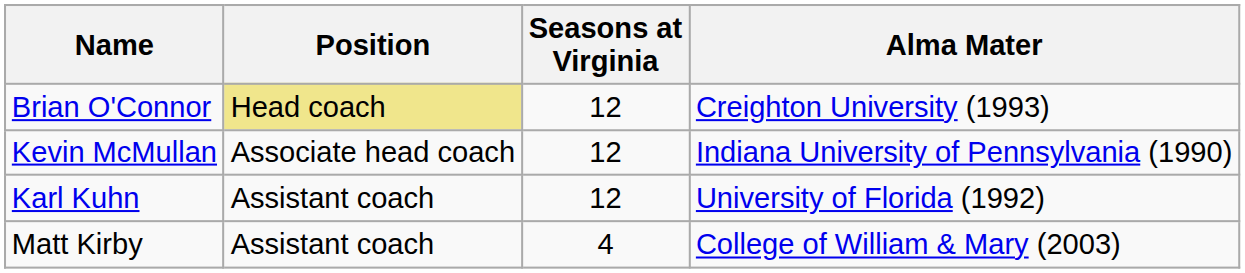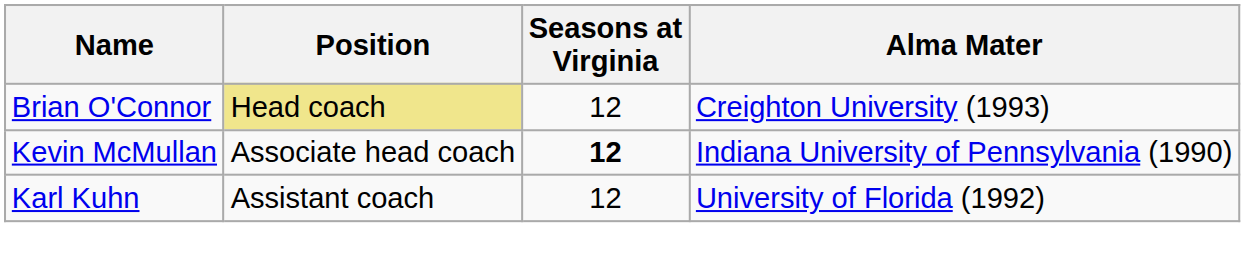(605, 153) normal -> (605, 153) bold
- row: (77, 245)
